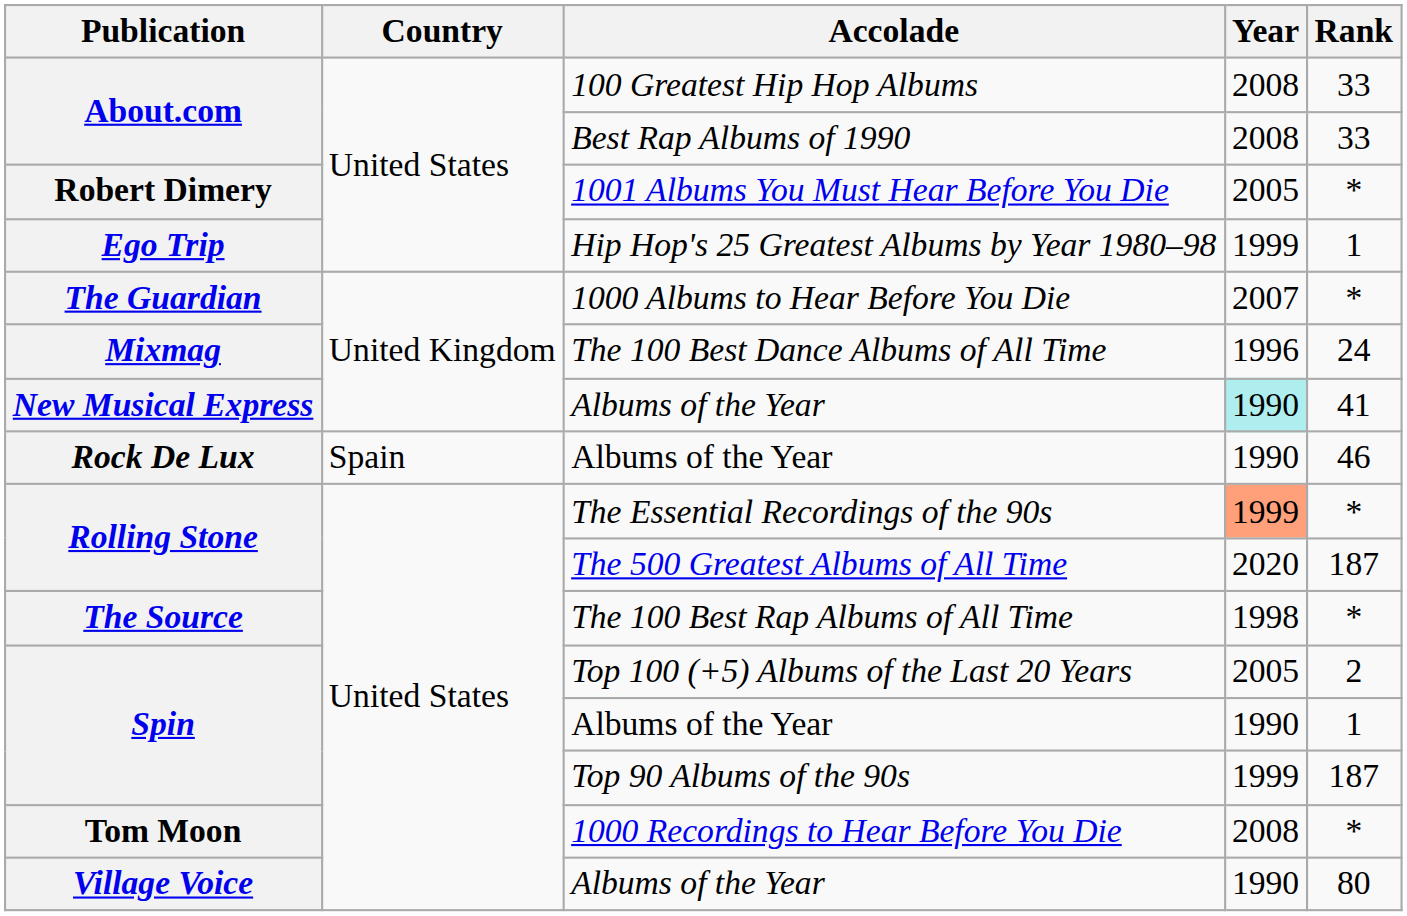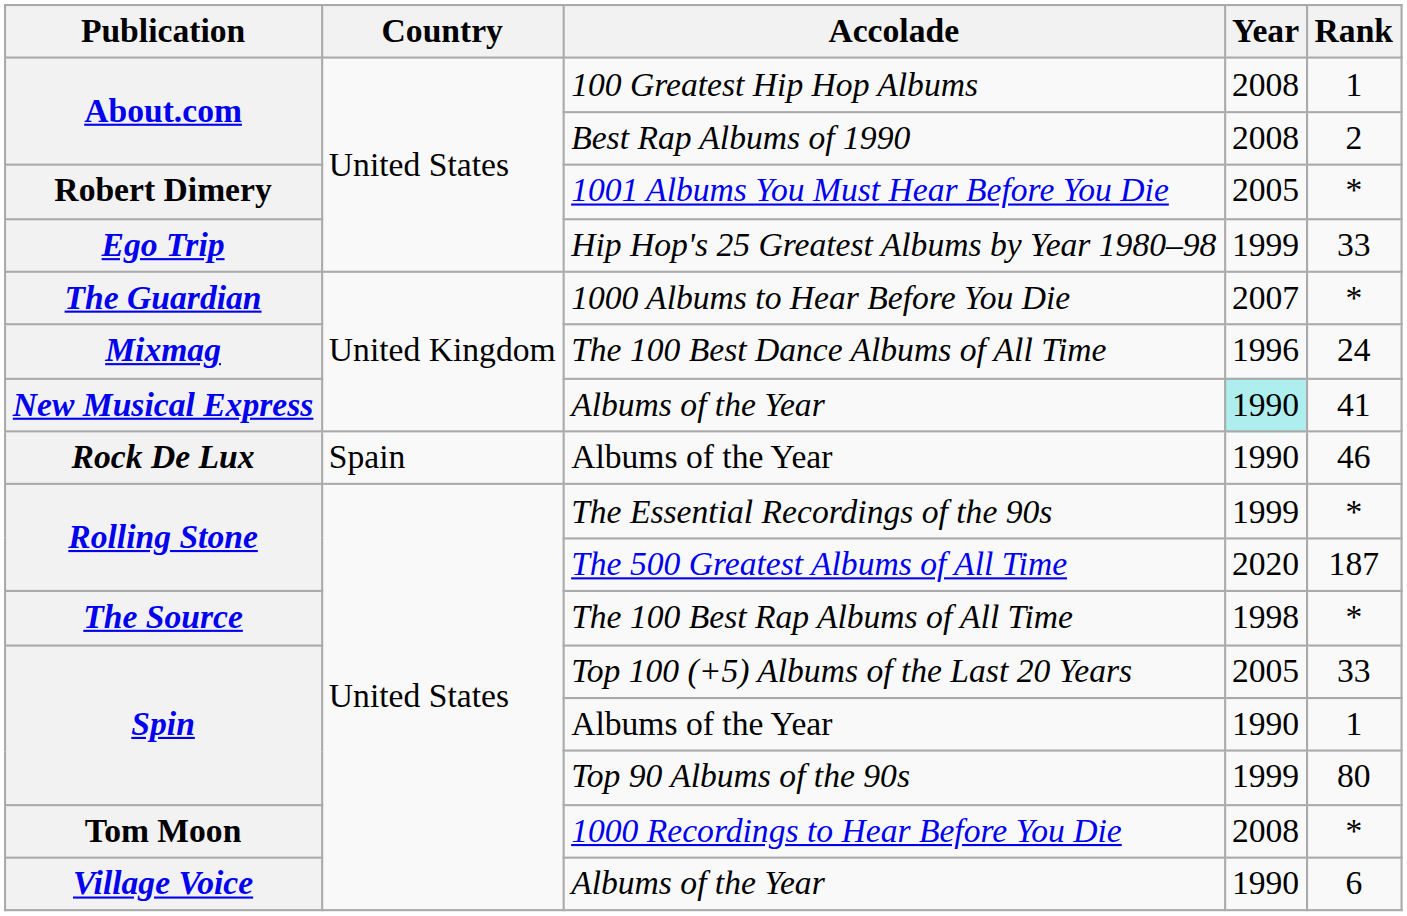(1354, 84) 33 -> (1354, 84) 1
(1354, 137) 33 -> (1354, 137) 2
(1354, 244) 1 -> (1354, 244) 33
(1266, 510) lightsalmon background -> (1266, 510) no background
(1354, 670) 2 -> (1354, 670) 33
(1354, 777) 187 -> (1354, 777) 80
(1354, 883) 80 -> (1354, 883) 6
